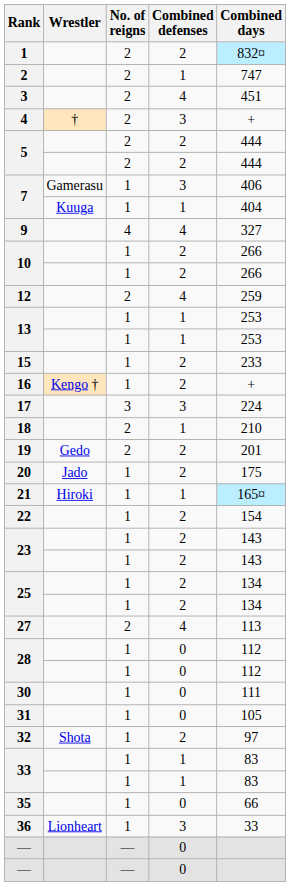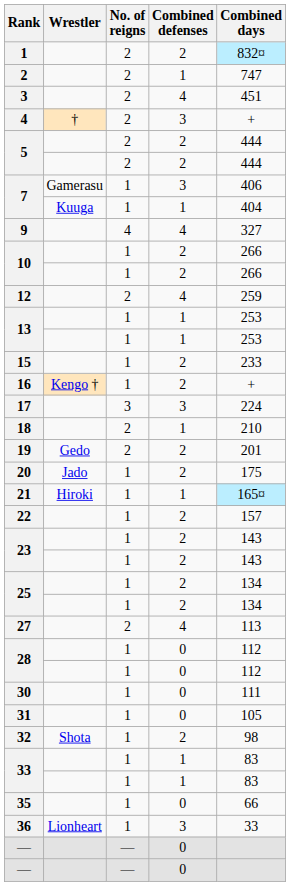(251, 516) 154 -> (251, 516) 157
(251, 737) 97 -> (251, 737) 98
